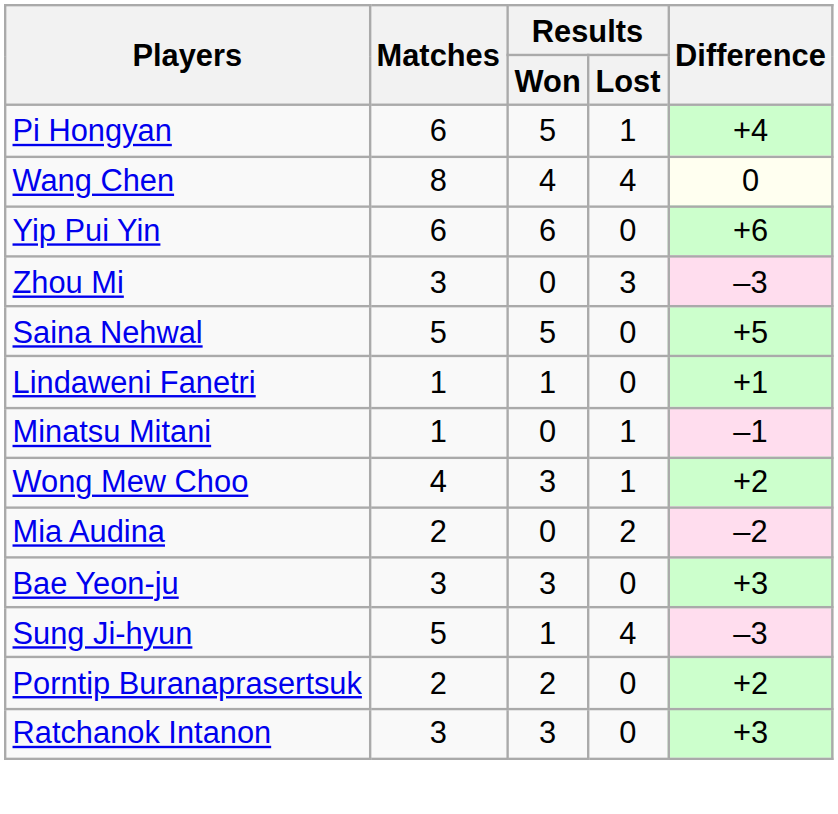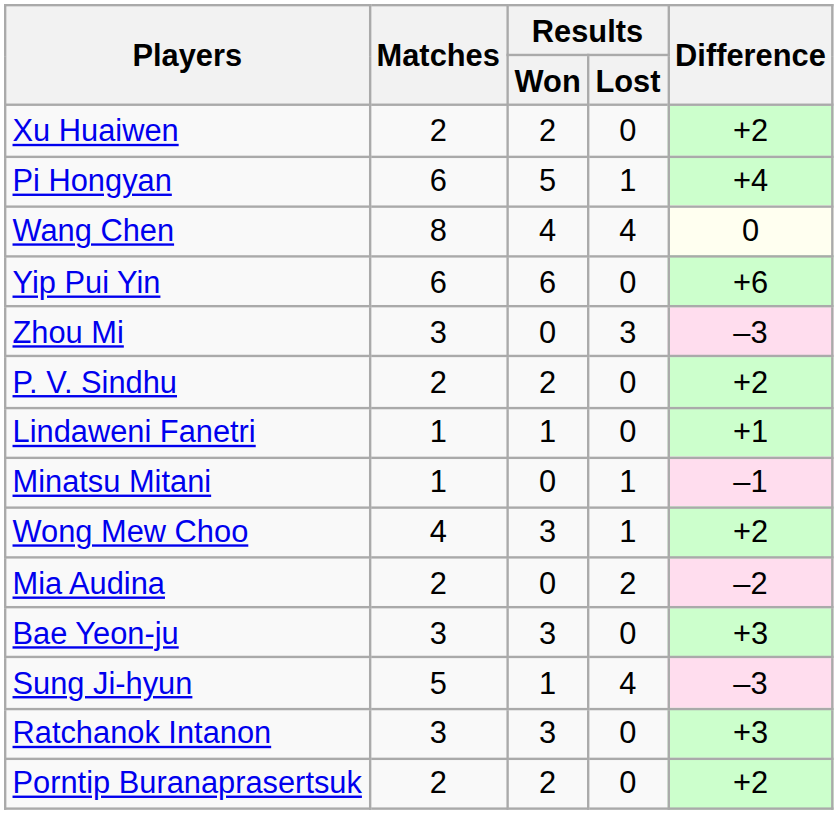+ row: (96, 131)
- row: (108, 332)
+ row: (95, 382)
rows swapped: (187, 683) <-> (142, 733)
